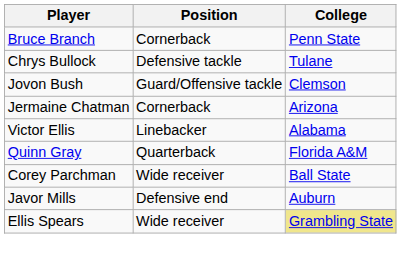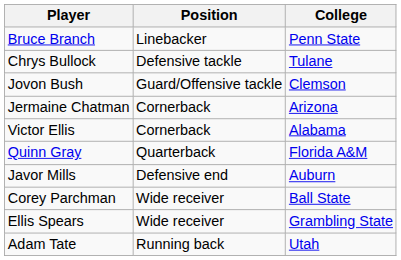(173, 38) Cornerback -> (171, 38) Linebacker
(171, 130) Linebacker -> (173, 130) Cornerback
rows swapped: (42, 198) <-> (62, 175)
(341, 221) khaki background -> (341, 221) no background
+ row: (42, 244)
